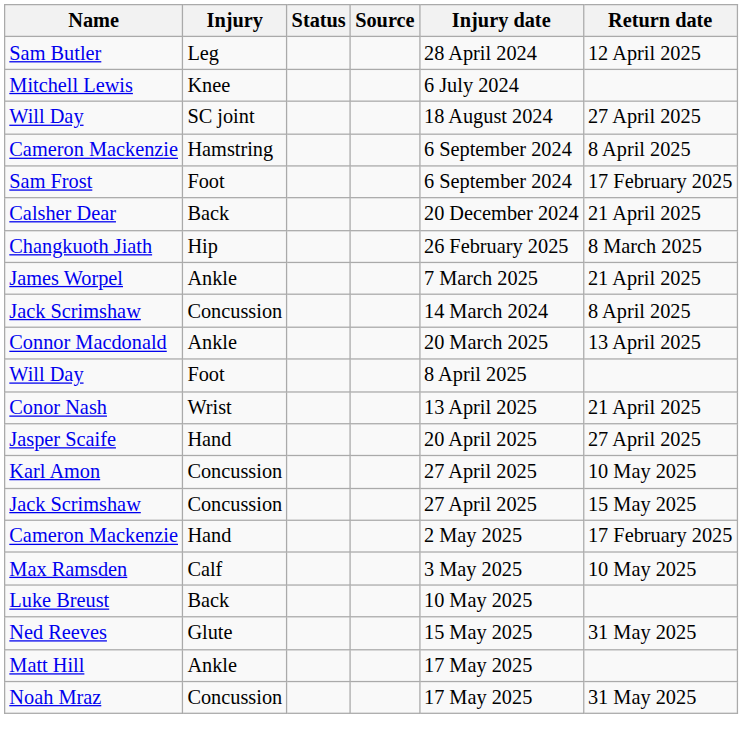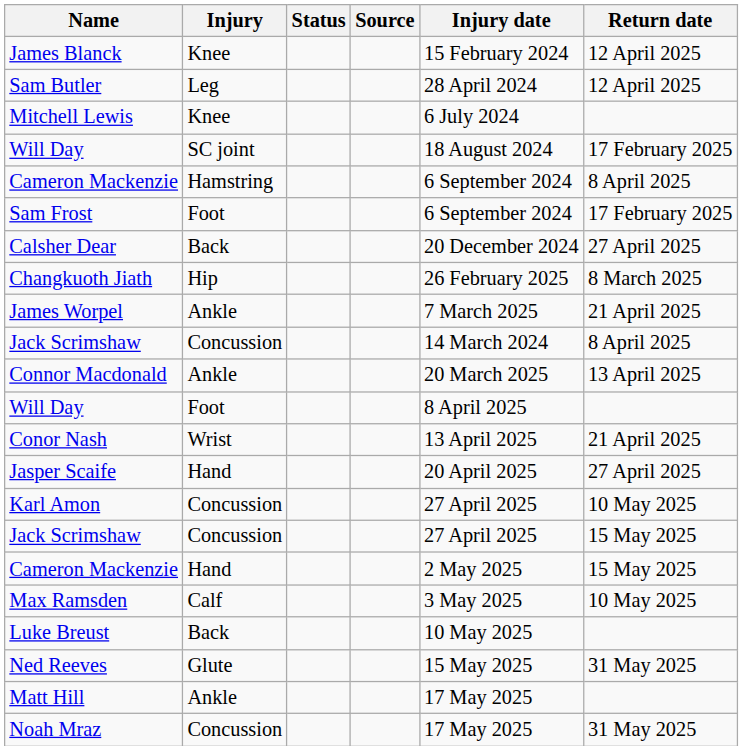+ row: (65, 52)
(644, 117) 27 April 2025 -> (660, 149) 17 February 2025
(644, 213) 21 April 2025 -> (644, 246) 27 April 2025
(660, 536) 17 February 2025 -> (642, 568) 15 May 2025
